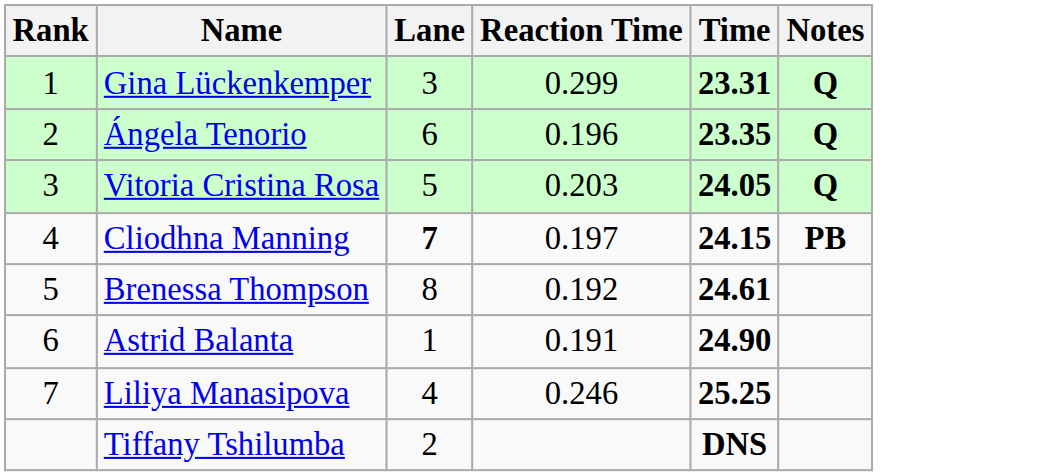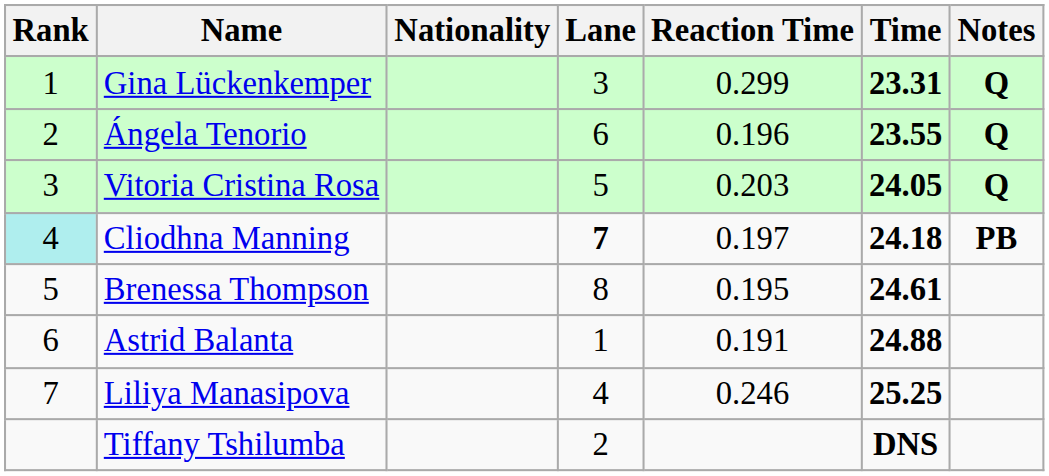+ column: (472, 30)
(735, 133) 23.35 -> (906, 133) 23.55
(51, 237) no background -> (51, 237) paleturquoise background
(735, 237) 24.15 -> (906, 237) 24.18
(581, 289) 0.192 -> (752, 289) 0.195
(735, 340) 24.90 -> (906, 340) 24.88
